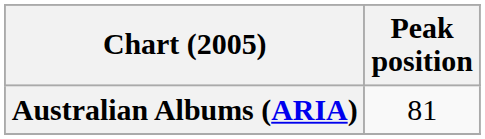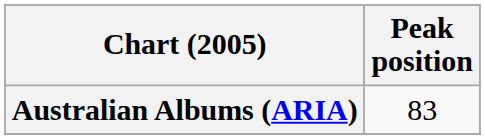(422, 109) 81 -> (422, 109) 83
